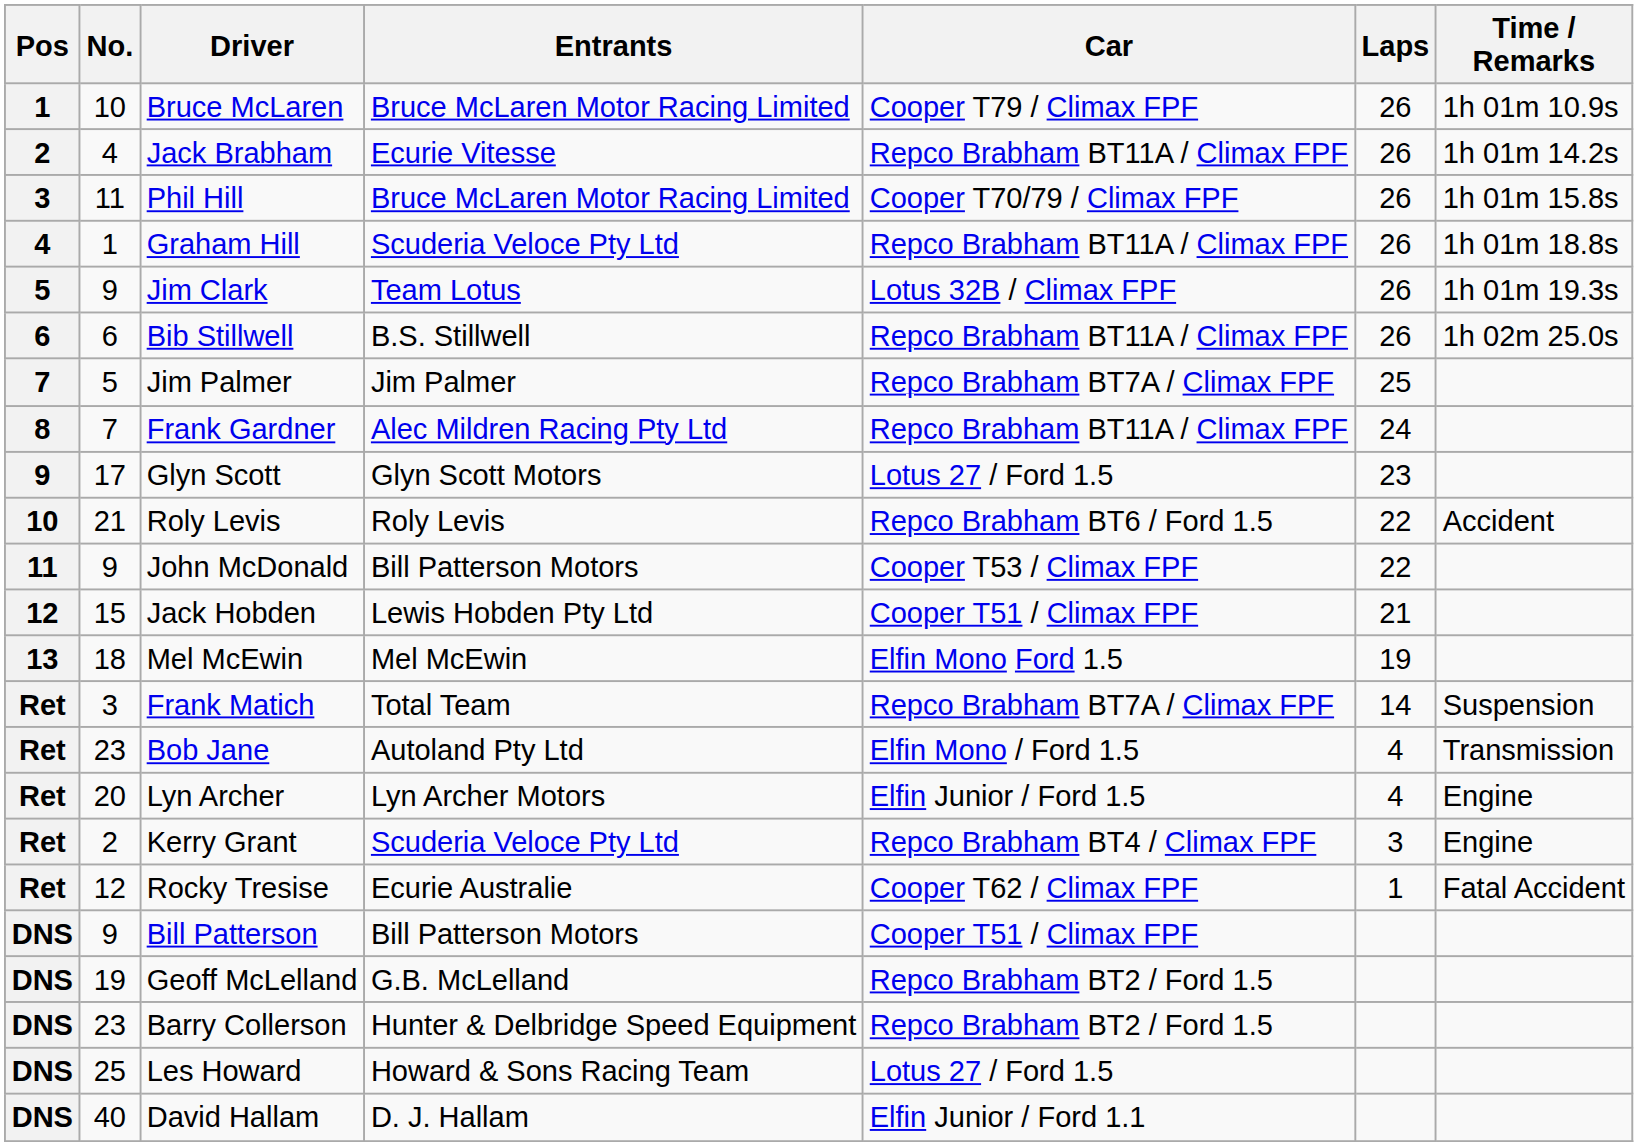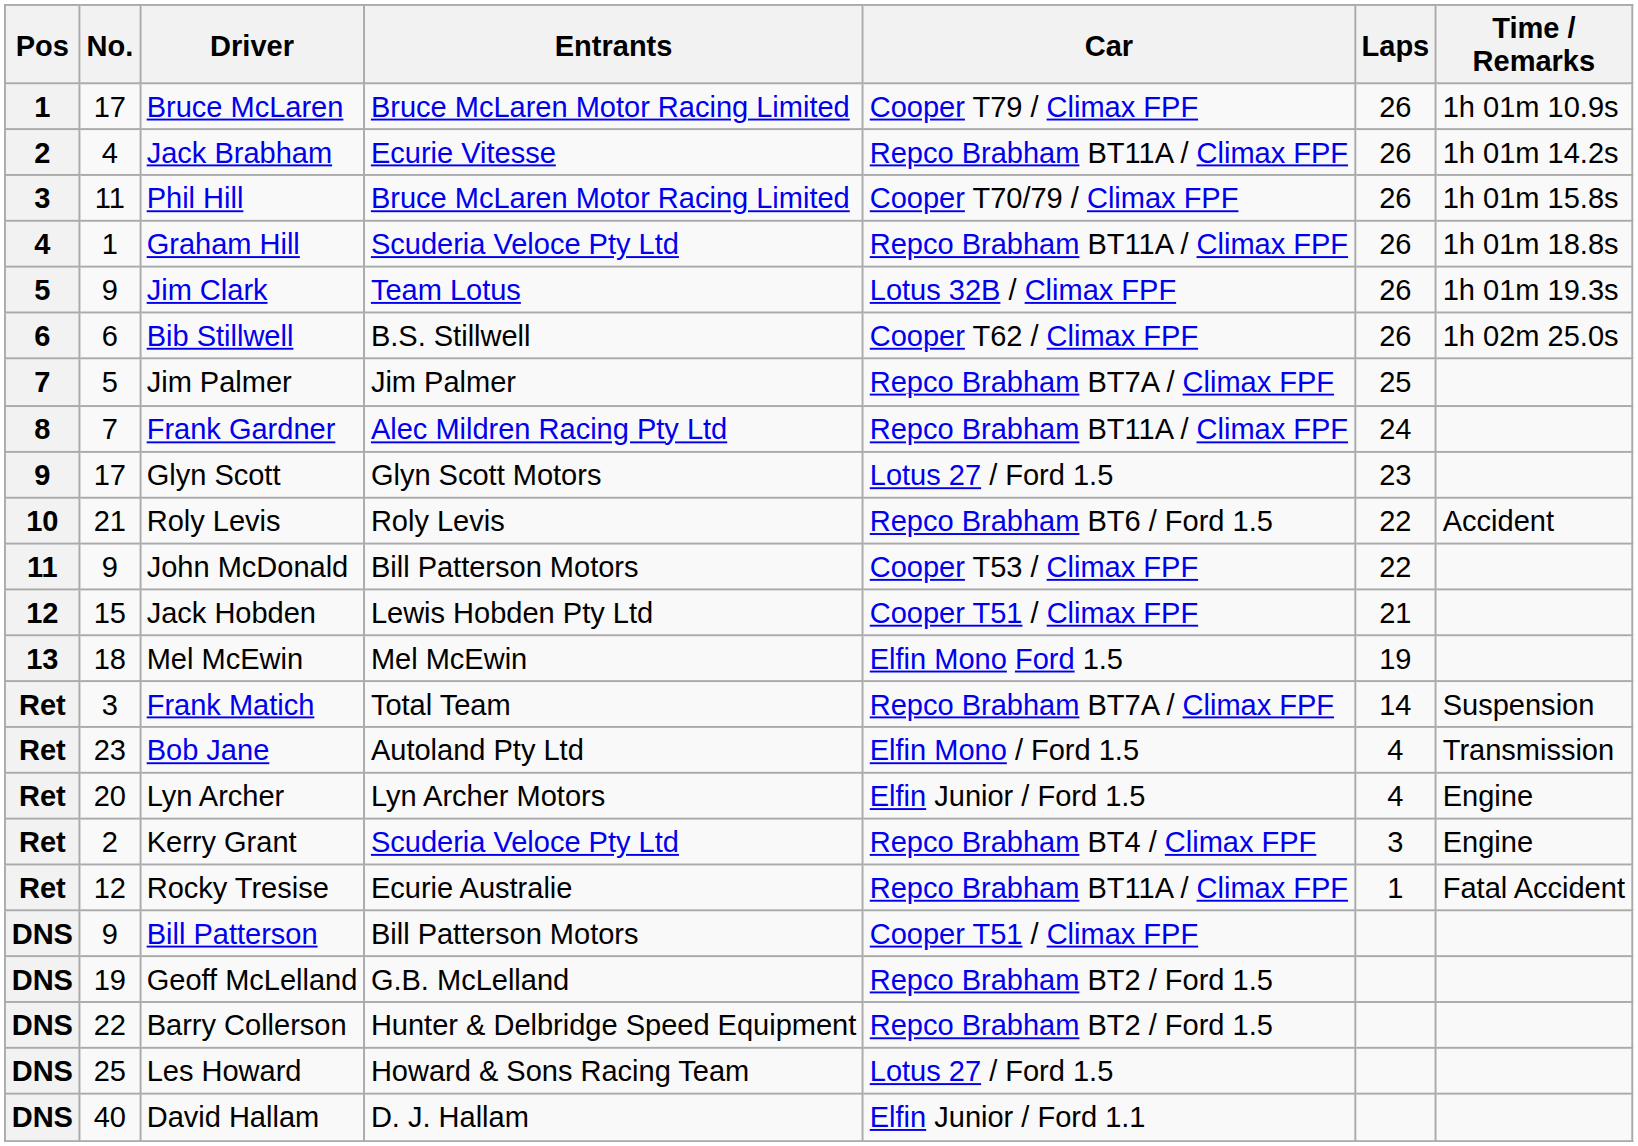(110, 107) 10 -> (110, 107) 17
(1109, 336) Repco Brabham BT11A / Climax FPF -> (1034, 336) Cooper T62 / Climax FPF
(1034, 888) Cooper T62 / Climax FPF -> (1109, 888) Repco Brabham BT11A / Climax FPF
(110, 1026) 23 -> (110, 1026) 22
